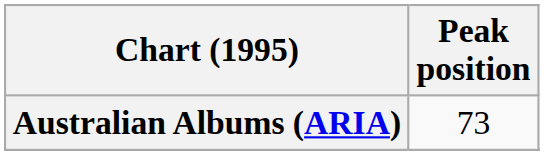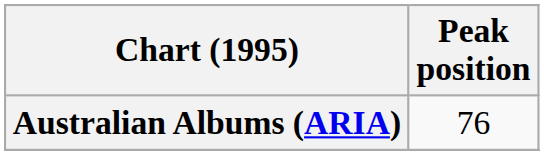(474, 122) 73 -> (474, 122) 76
